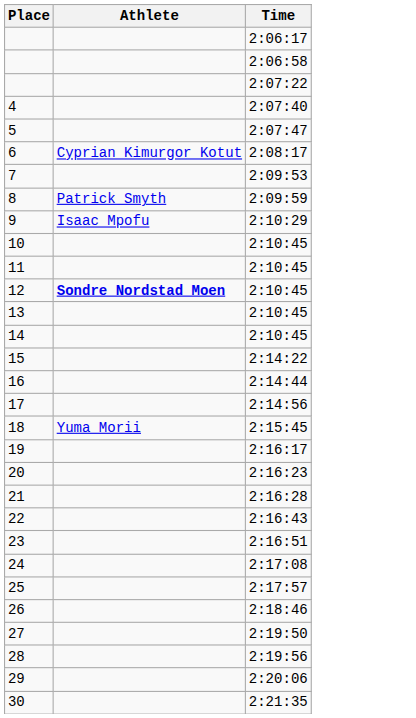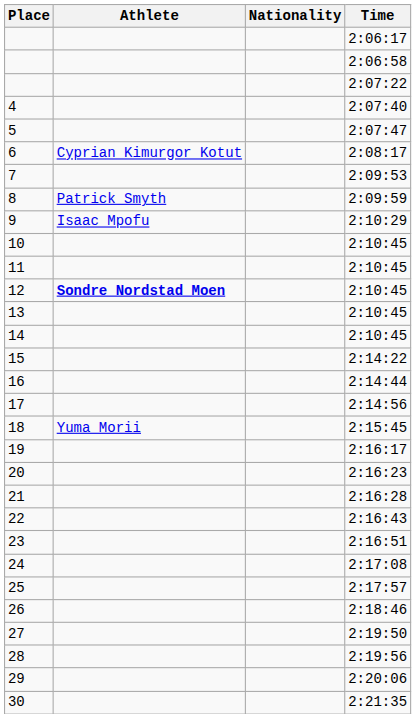+ column: (295, 16)
